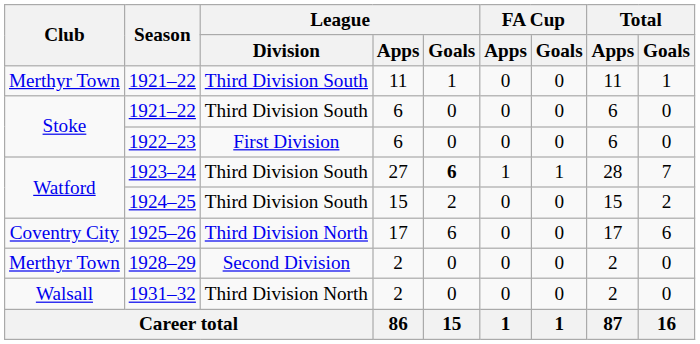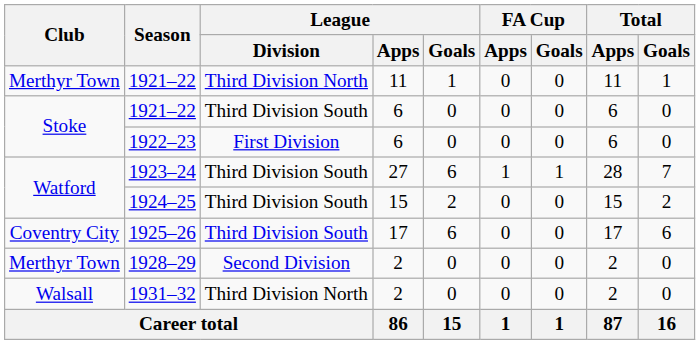(286, 80) Third Division South -> (286, 80) Third Division North
(452, 171) bold -> (452, 171) normal
(286, 232) Third Division North -> (286, 232) Third Division South
